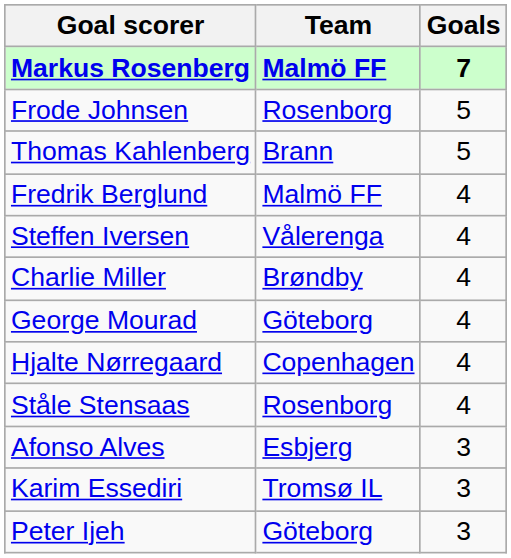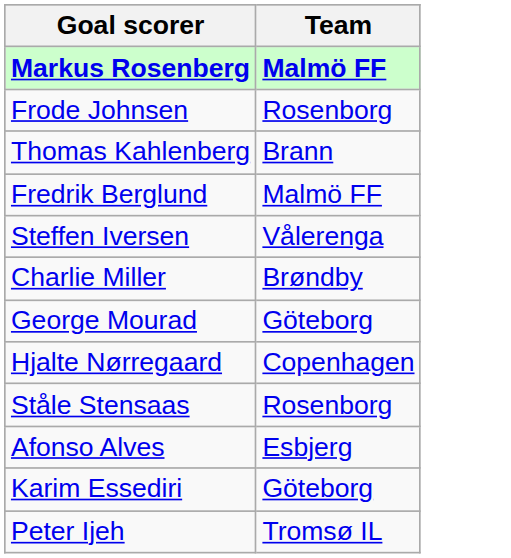- column: (464, 25)
(322, 488) Tromsø IL -> (318, 488) Göteborg
(318, 531) Göteborg -> (322, 531) Tromsø IL
